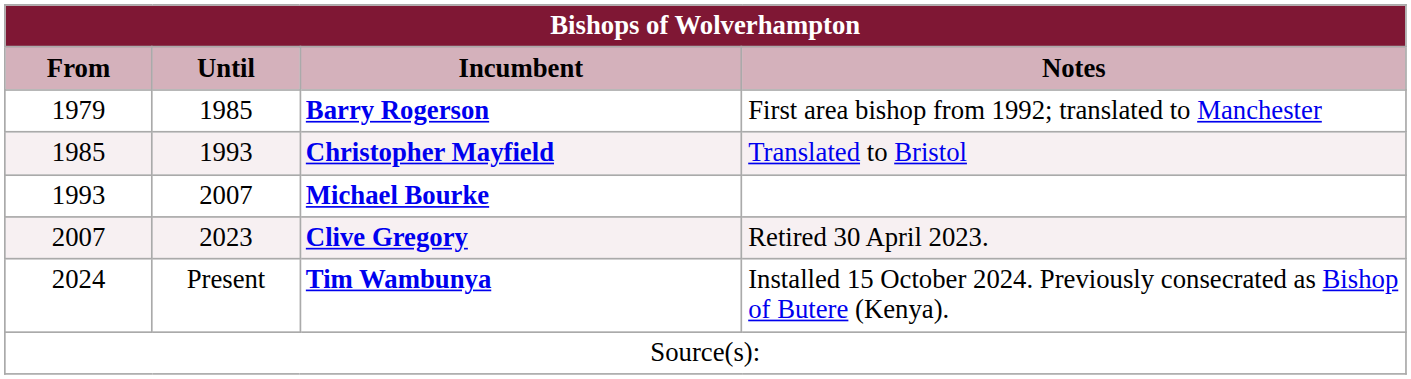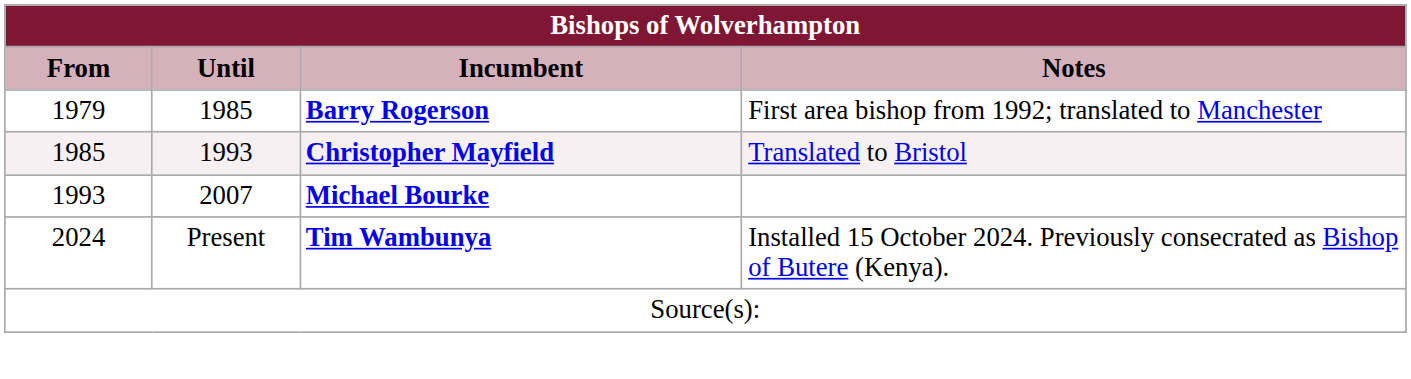- row: (387, 237)
